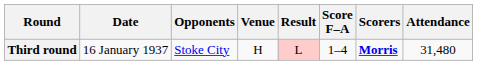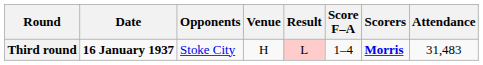(125, 49) normal -> (128, 49) bold
(438, 49) 31,480 -> (444, 49) 31,483
